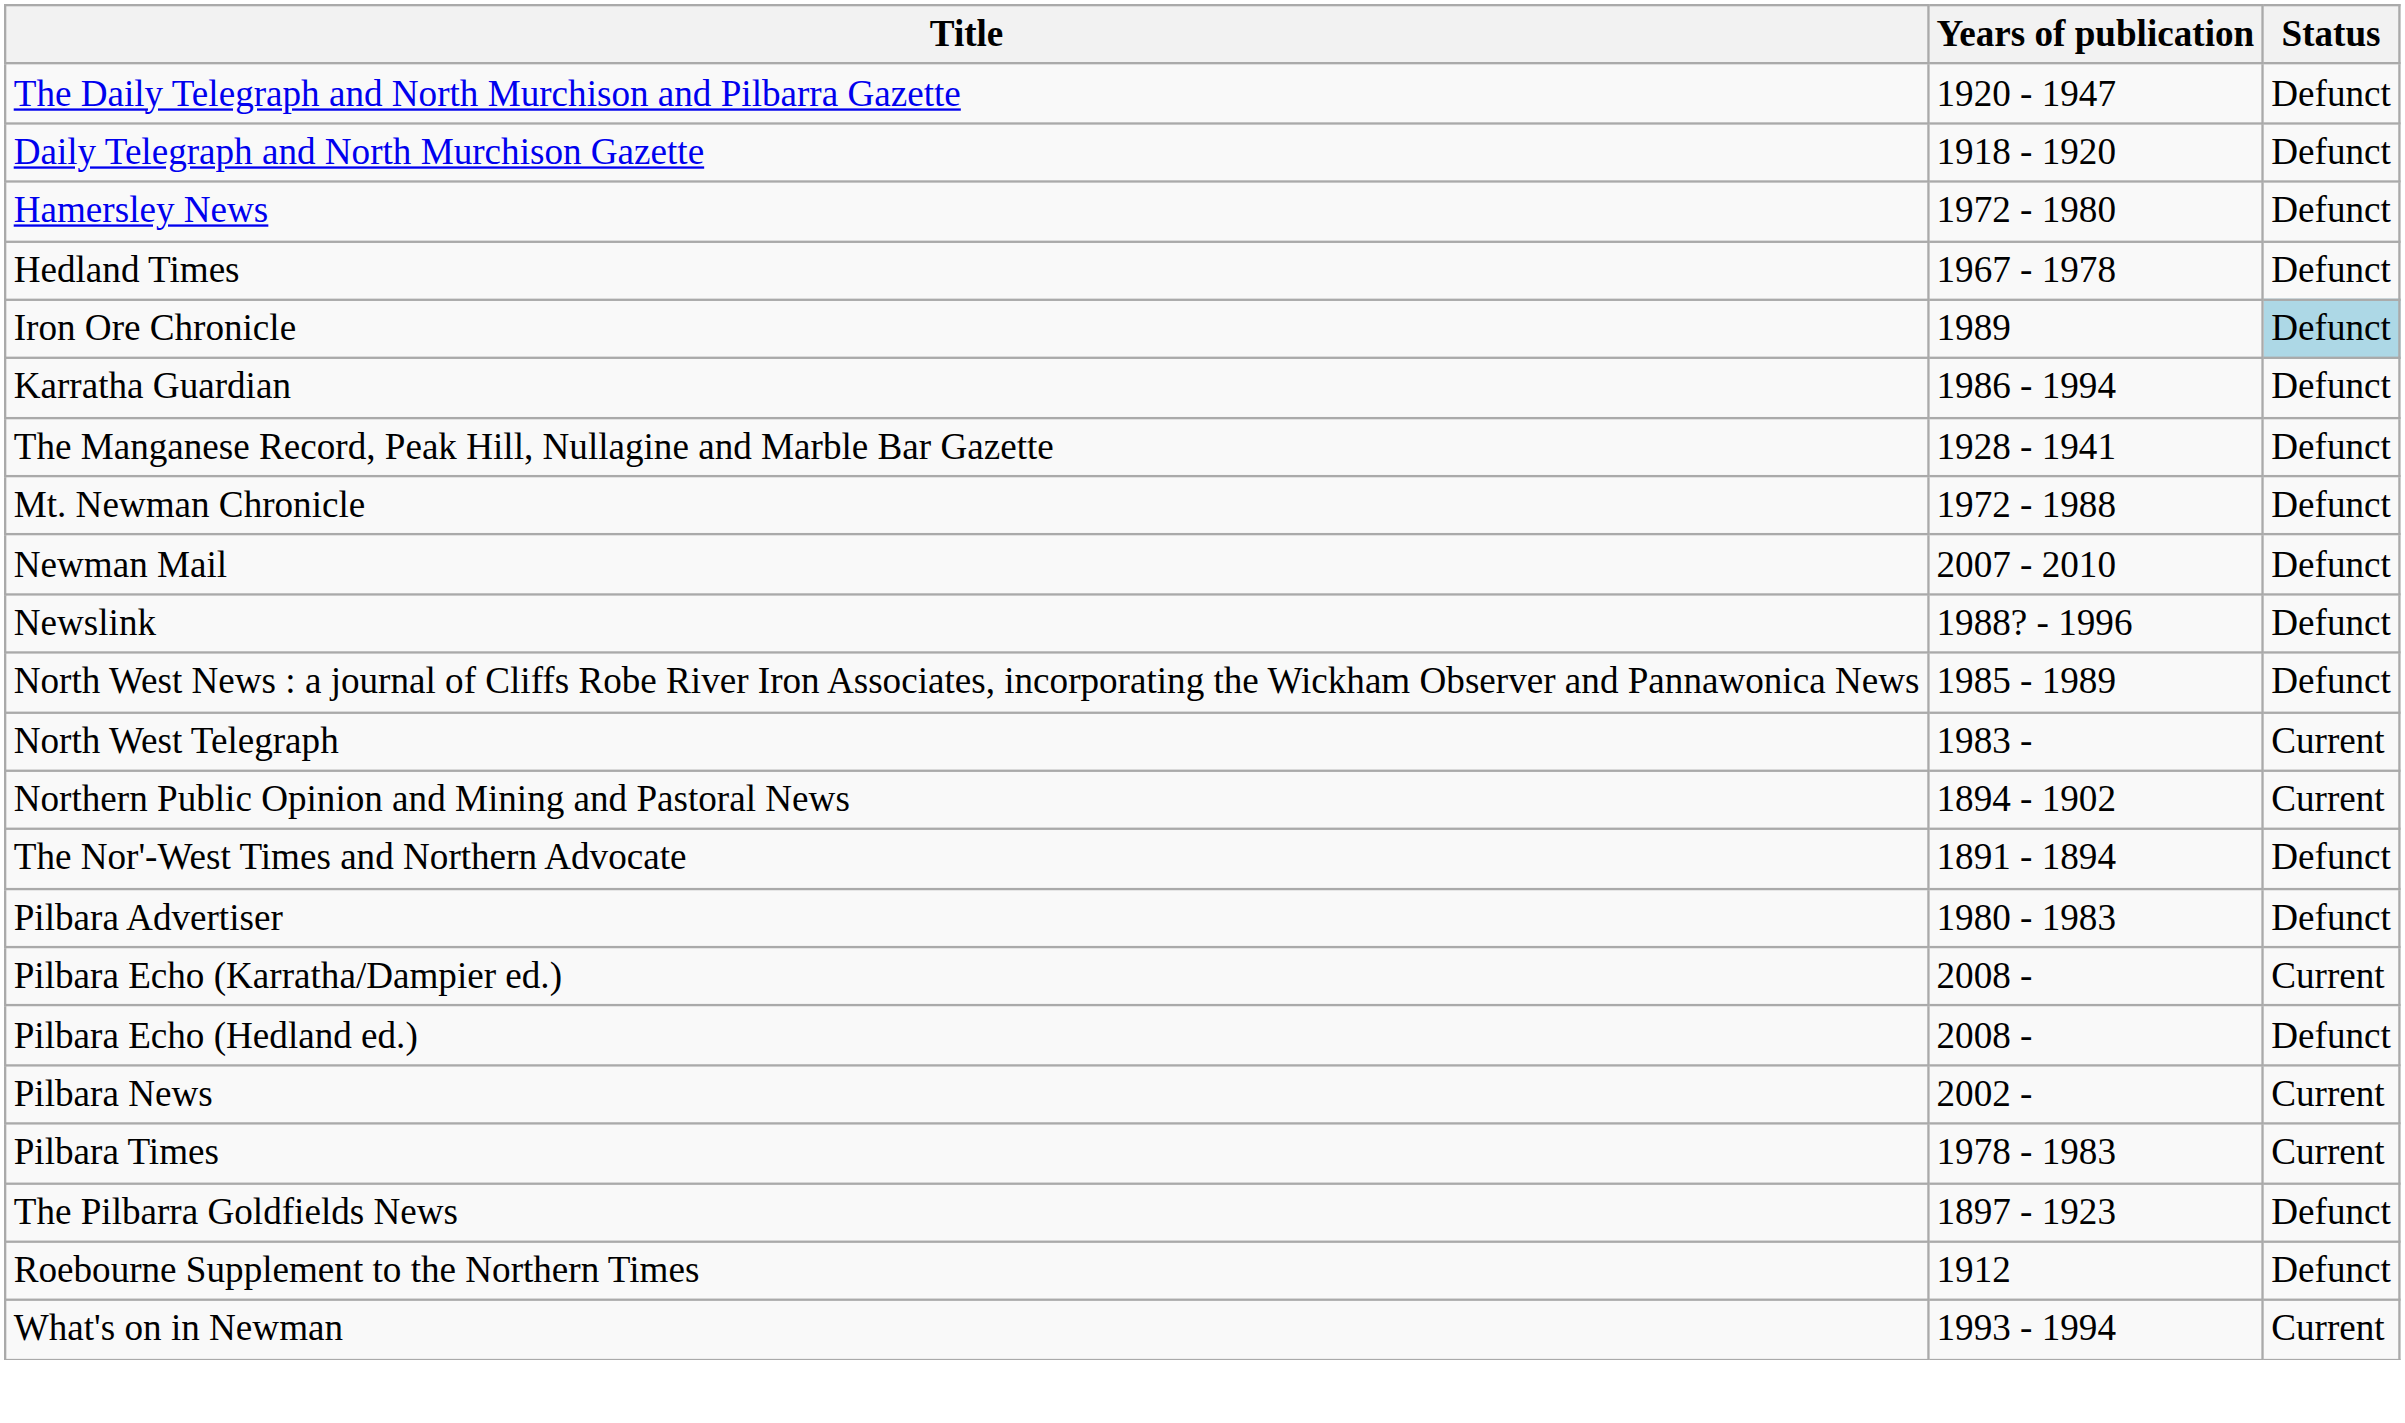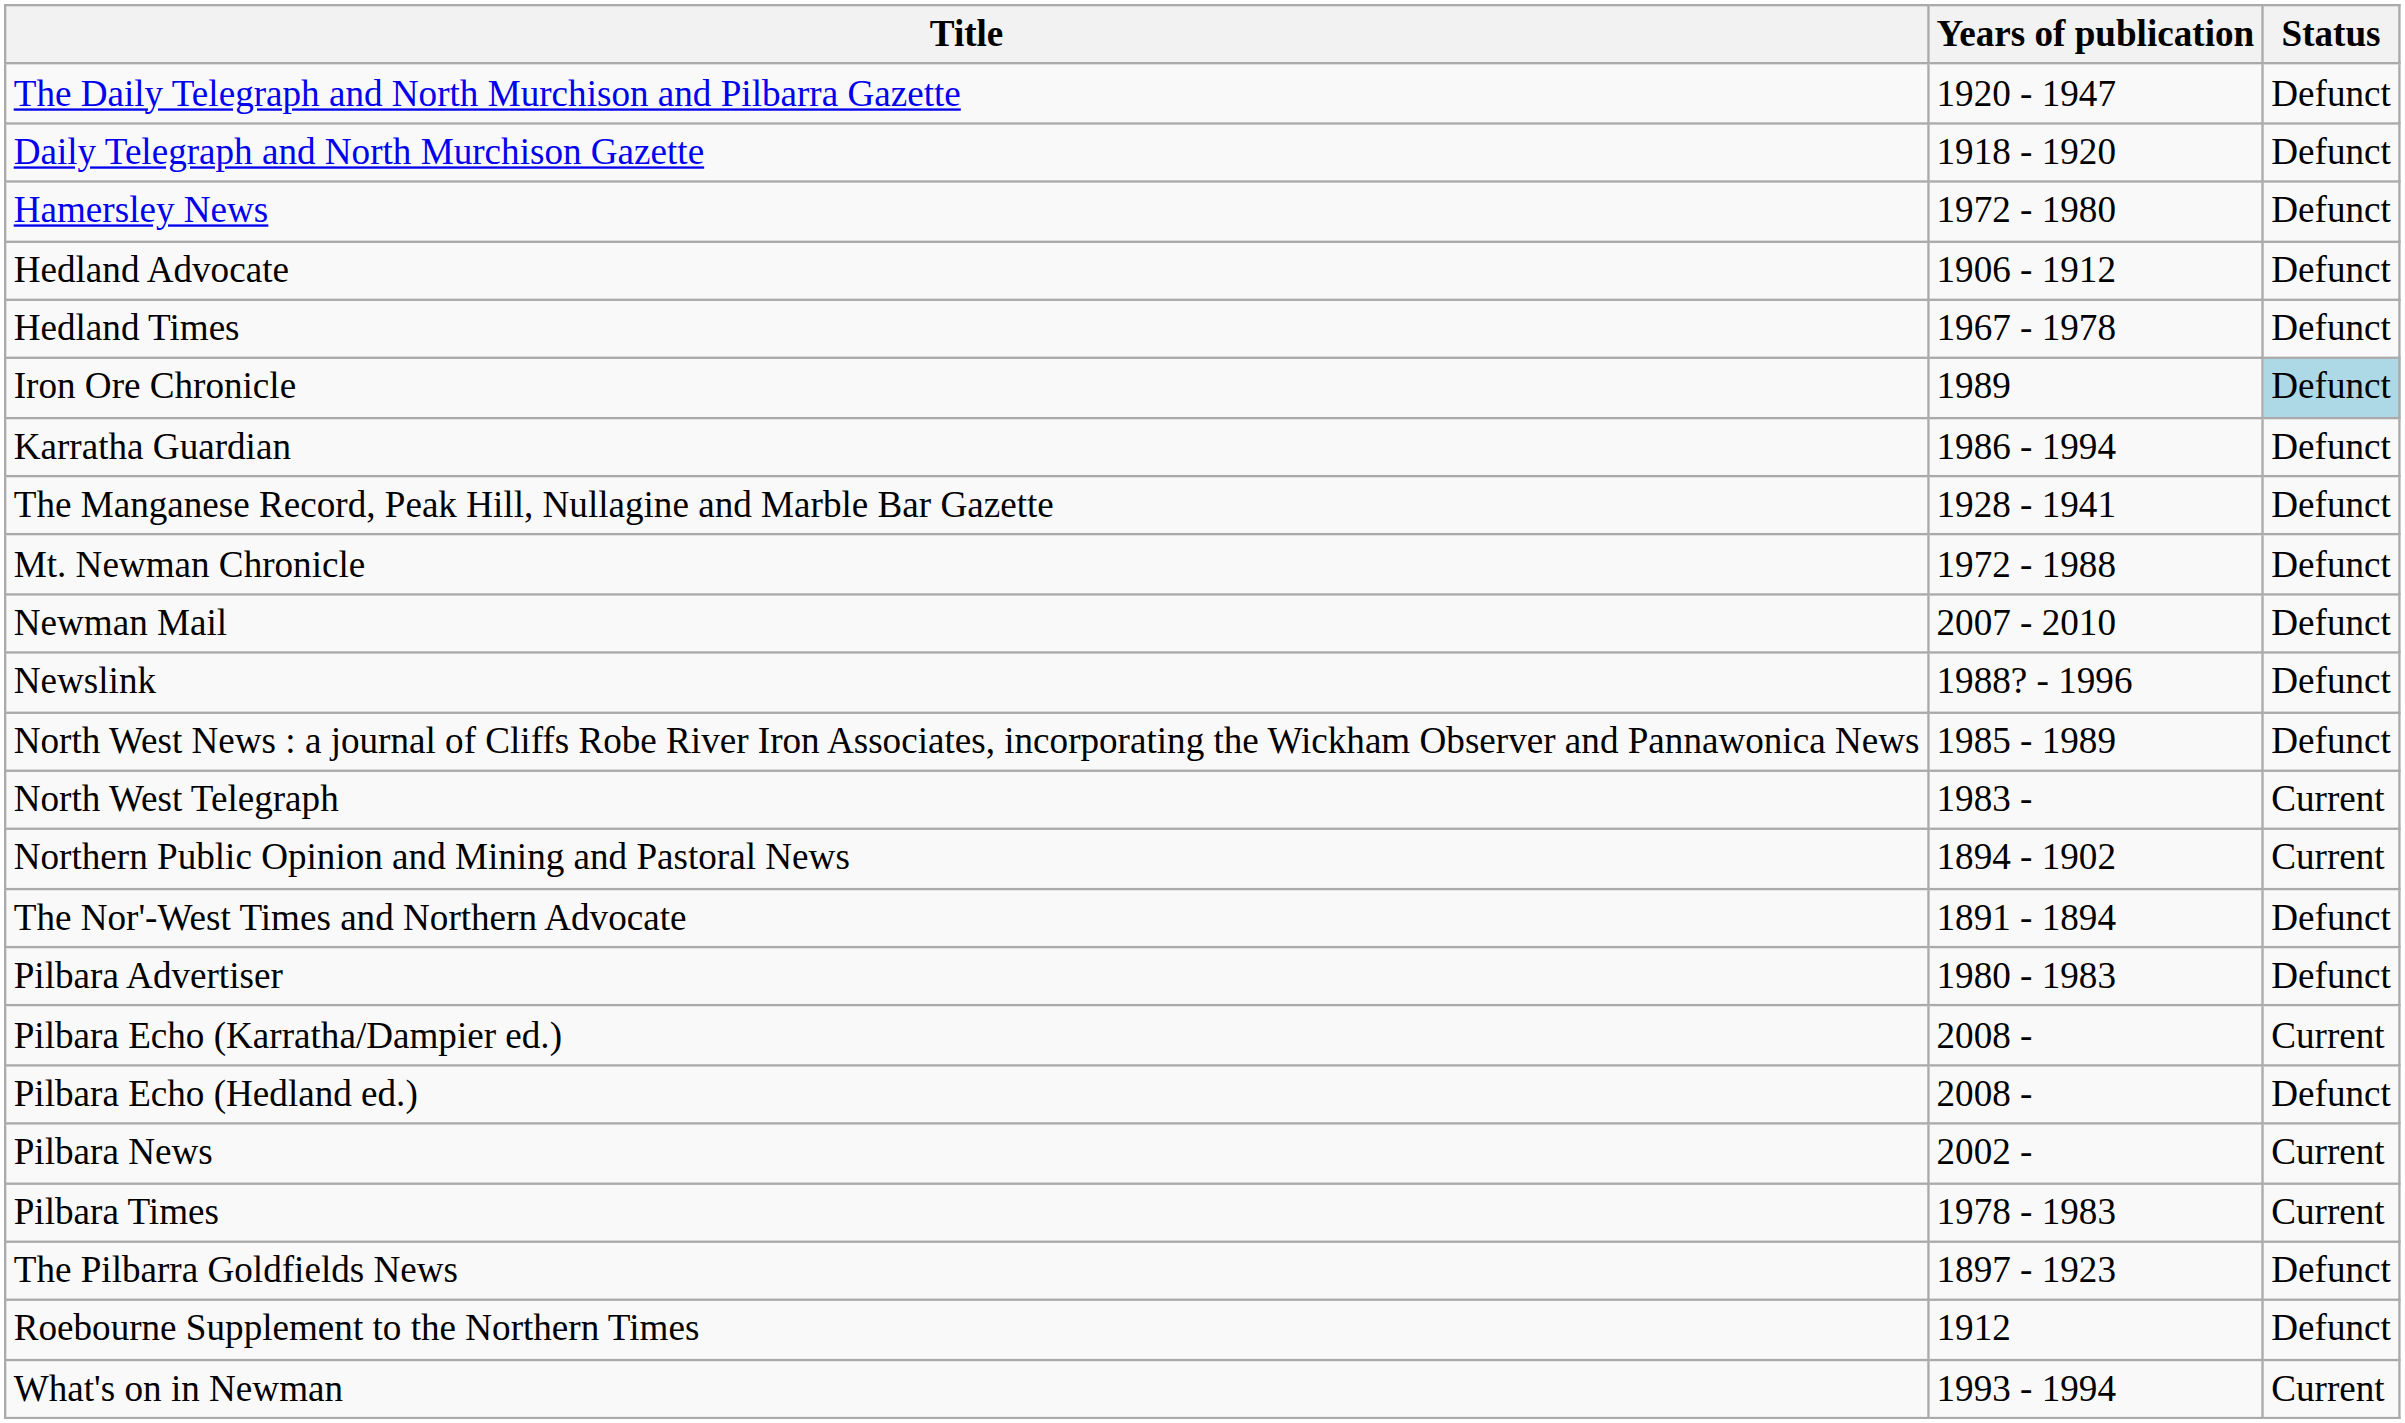+ row: (151, 269)
